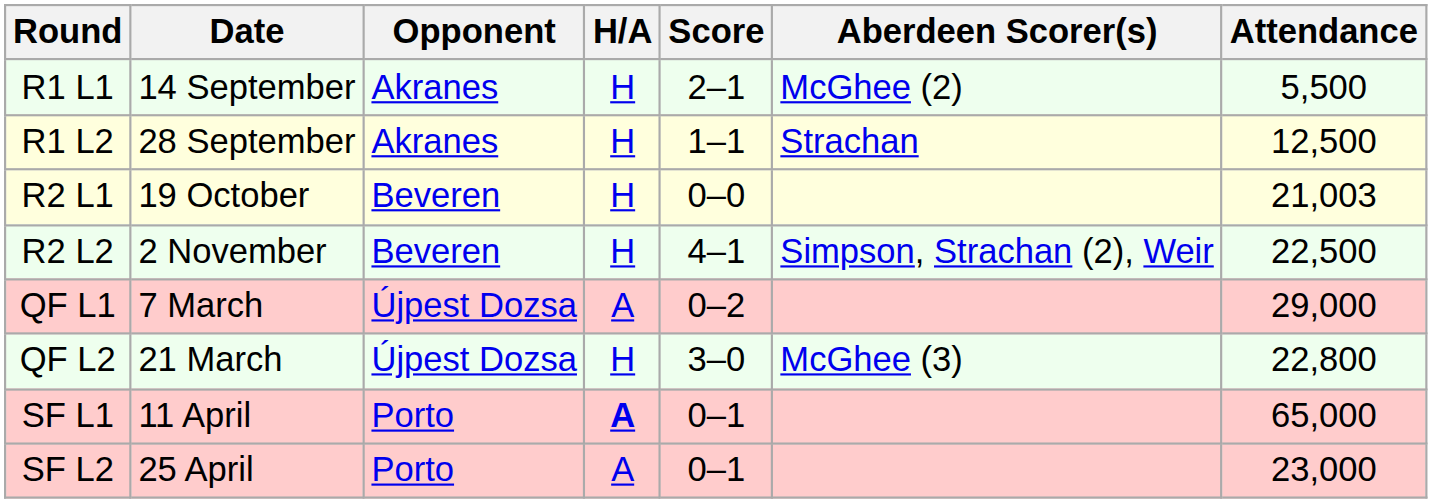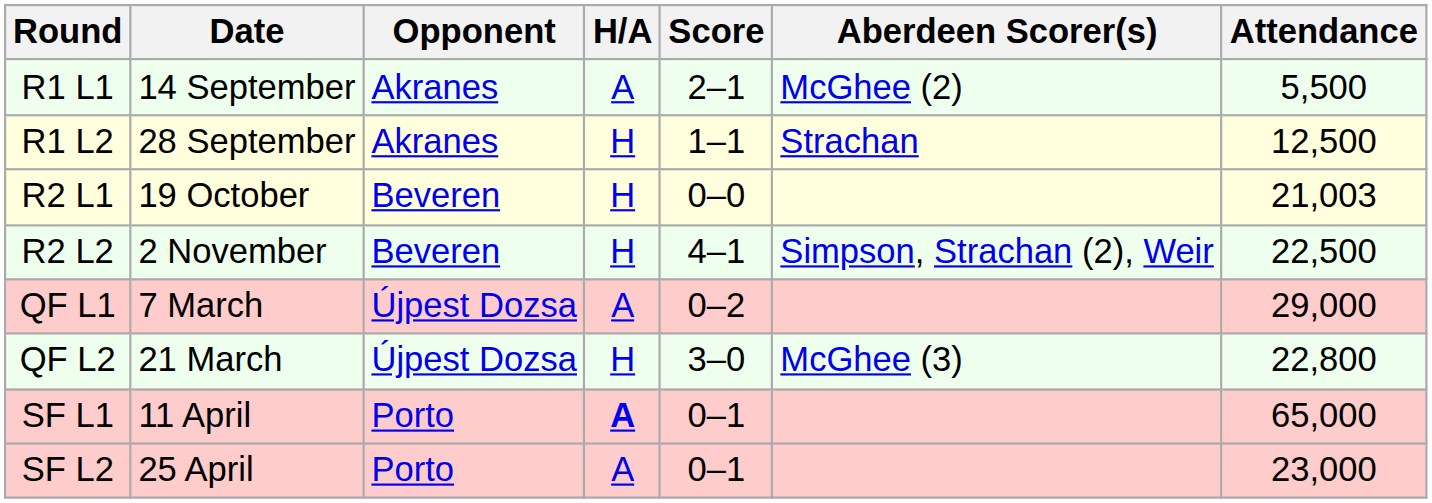(623, 86) H -> (623, 86) A
